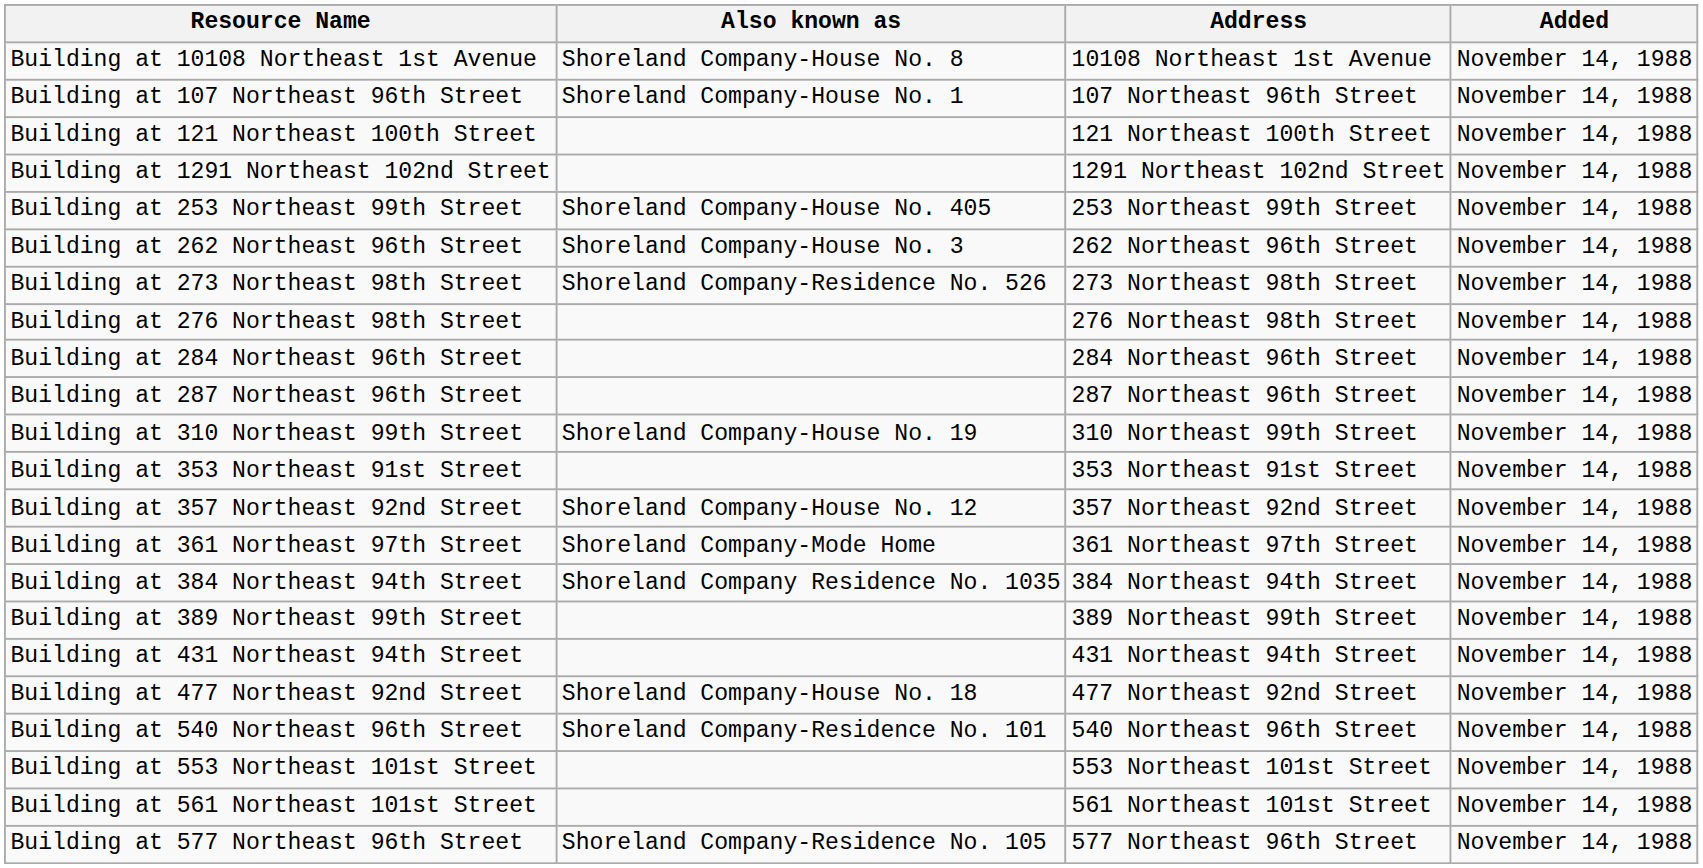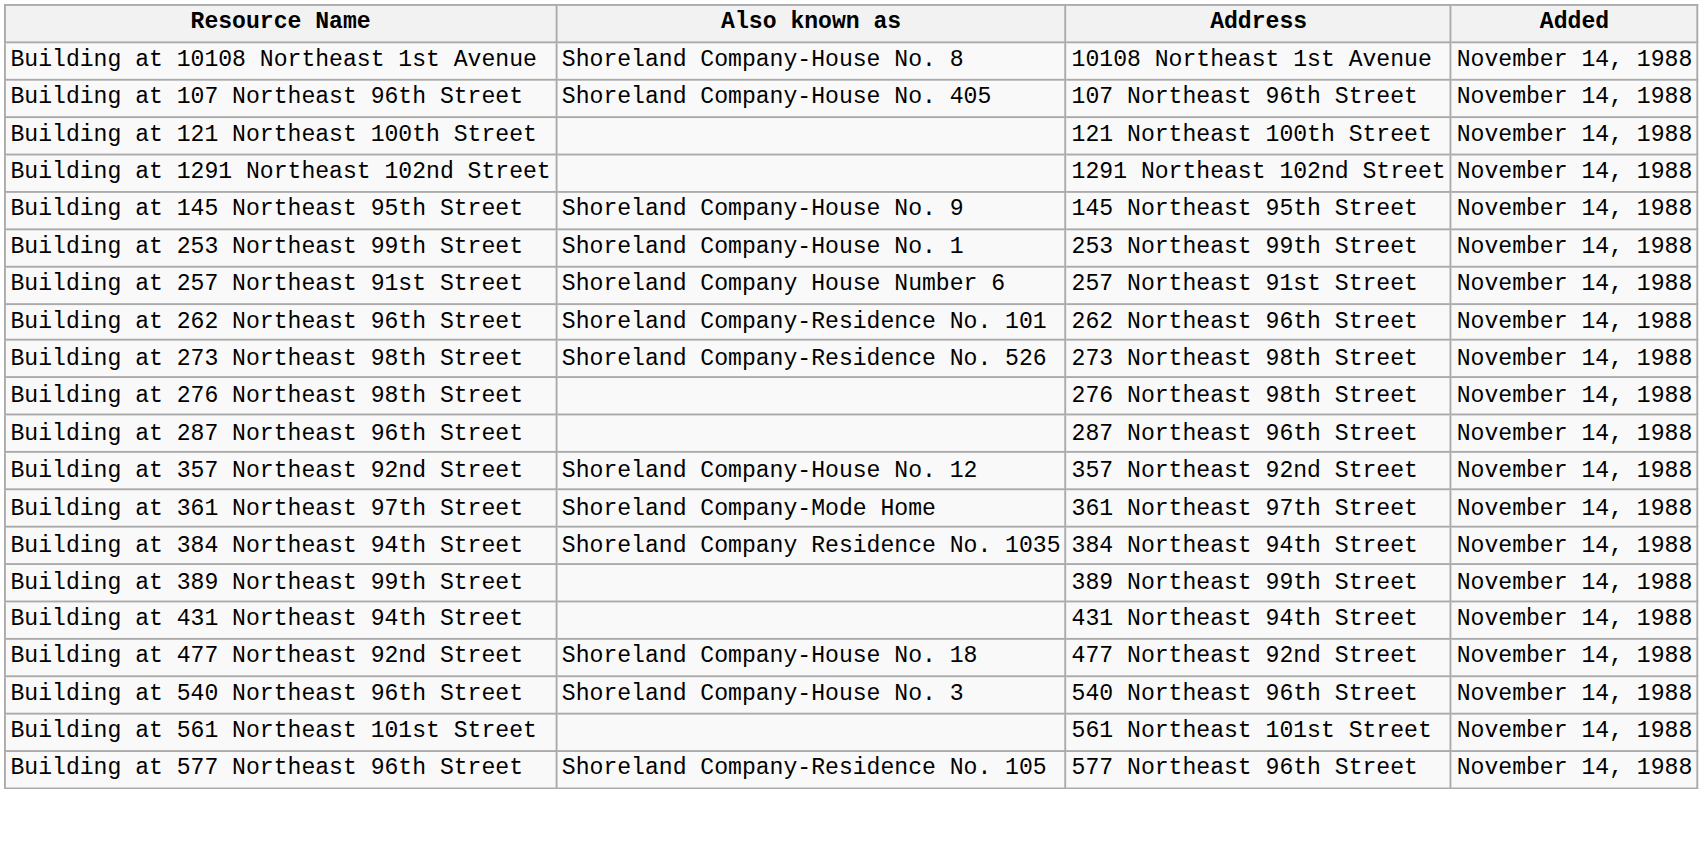(763, 98) Shoreland Company-House No. 1 -> (777, 98) Shoreland Company-House No. 405
+ row: (267, 210)
(777, 210) Shoreland Company-House No. 405 -> (763, 248) Shoreland Company-House No. 1
+ row: (267, 285)
(763, 248) Shoreland Company-House No. 3 -> (804, 322) Shoreland Company-Residence No. 101
- row: (267, 359)
- row: (267, 434)
- row: (267, 471)
(804, 732) Shoreland Company-Residence No. 101 -> (763, 695) Shoreland Company-House No. 3
- row: (274, 770)
